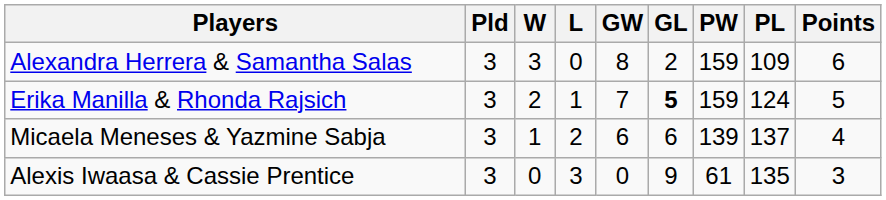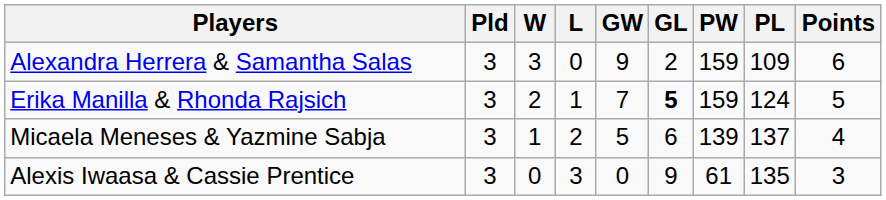(623, 61) 8 -> (623, 61) 9
(623, 137) 6 -> (623, 137) 5
